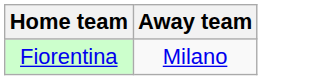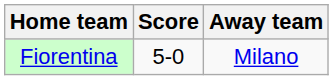+ column: (168, 21)
